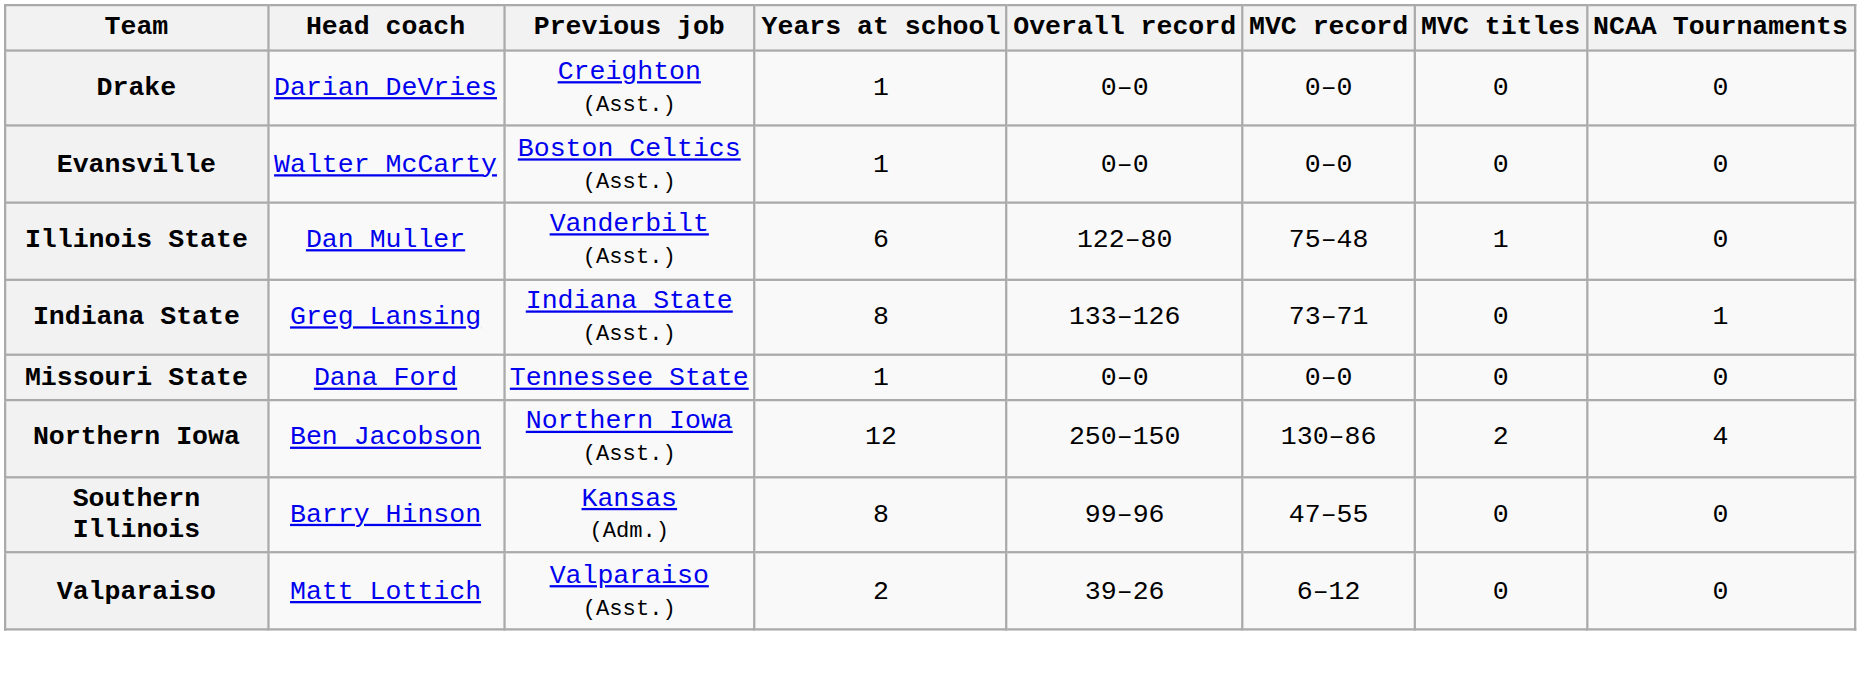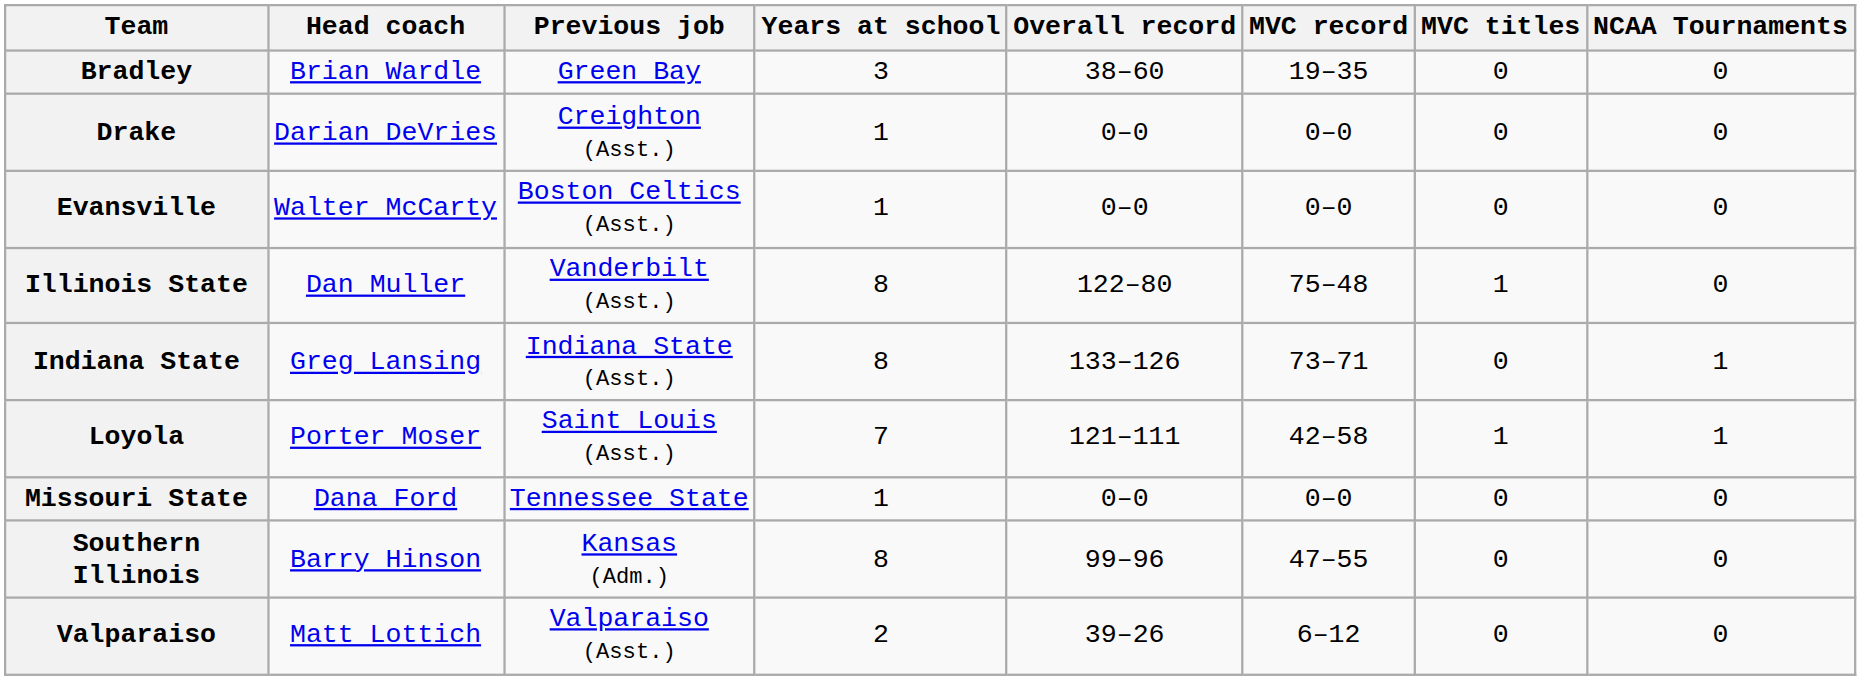+ row: (136, 72)
(881, 240) 6 -> (881, 285) 8
+ row: (136, 438)
- row: (136, 438)
